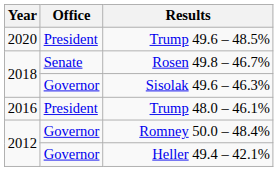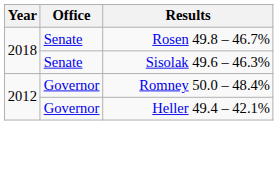- row: (210, 39)
(72, 85) Governor -> (63, 62) Senate
- row: (210, 108)
